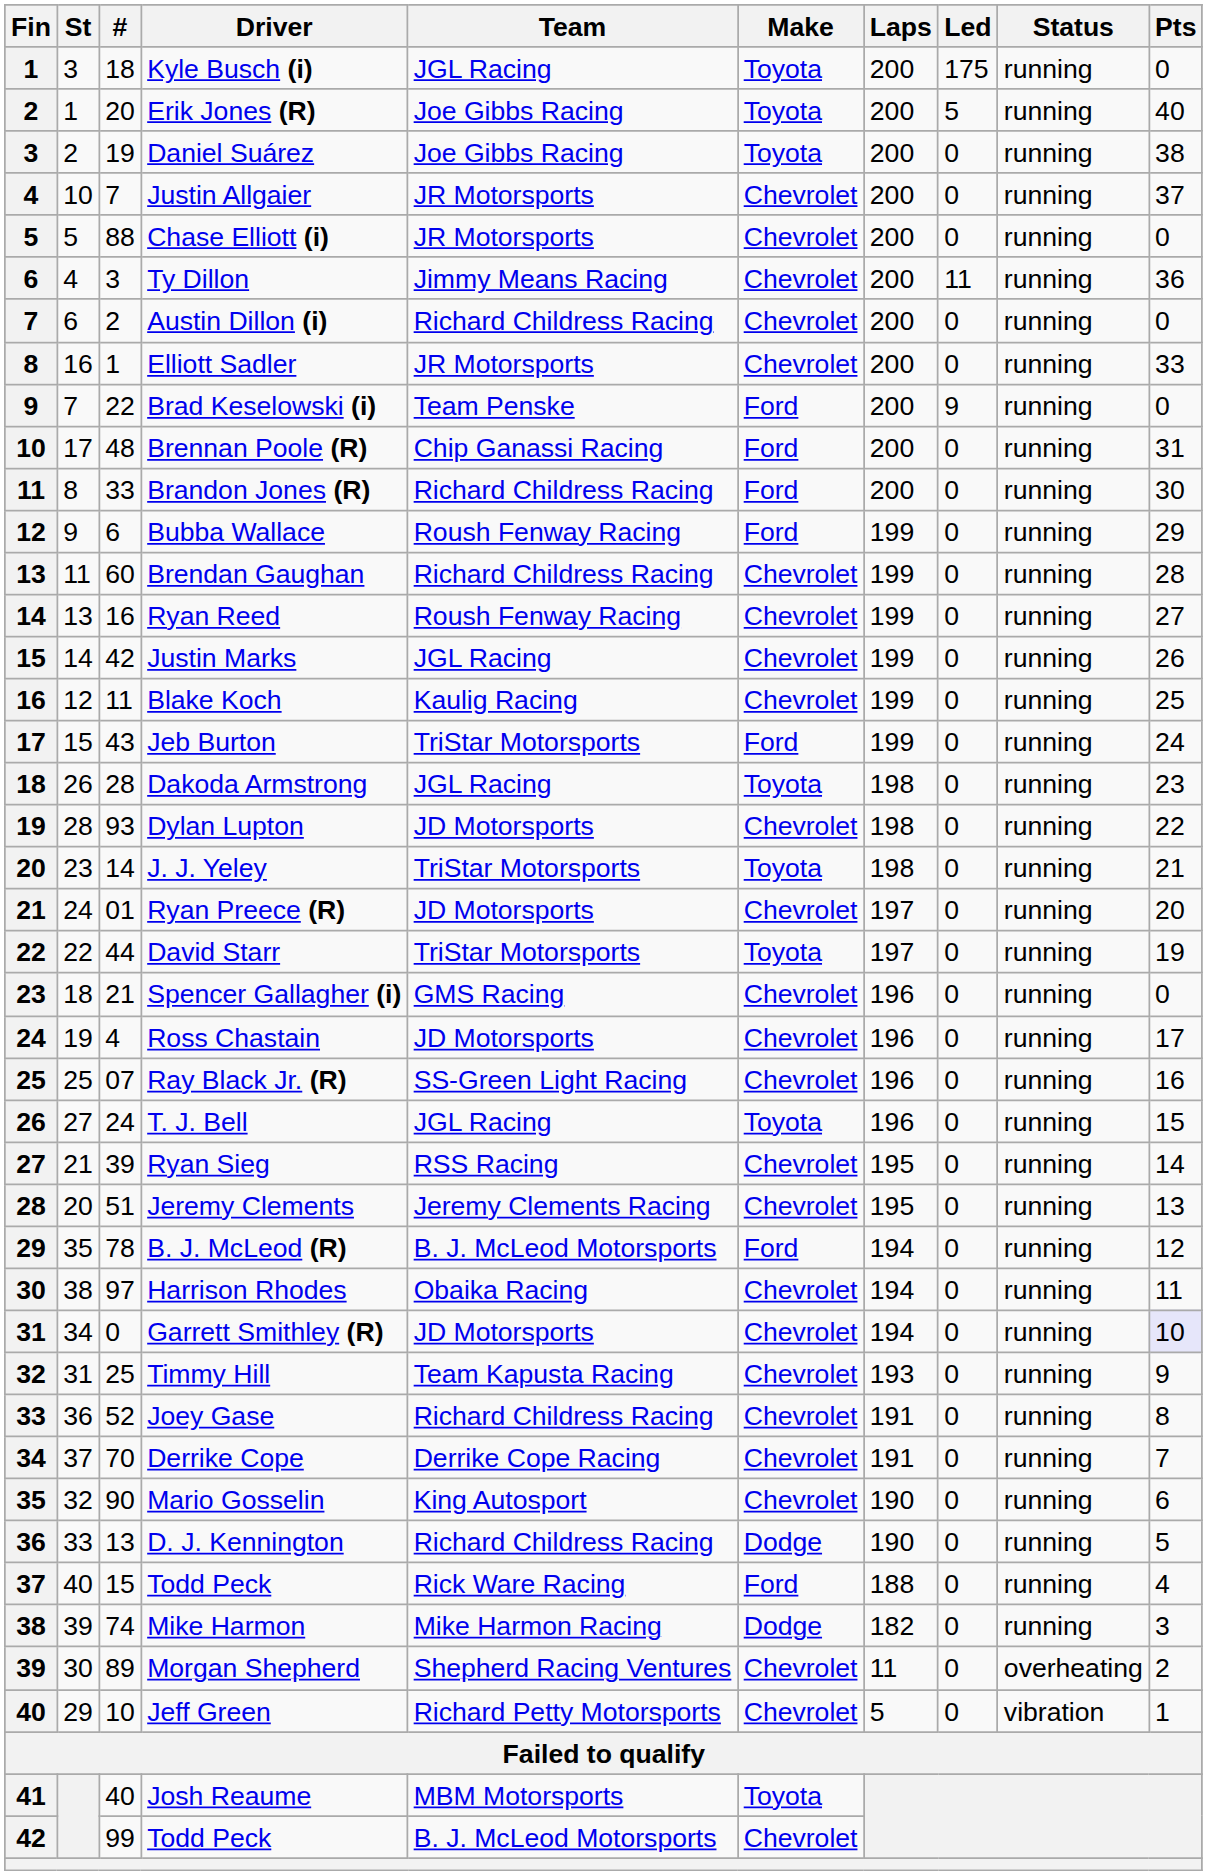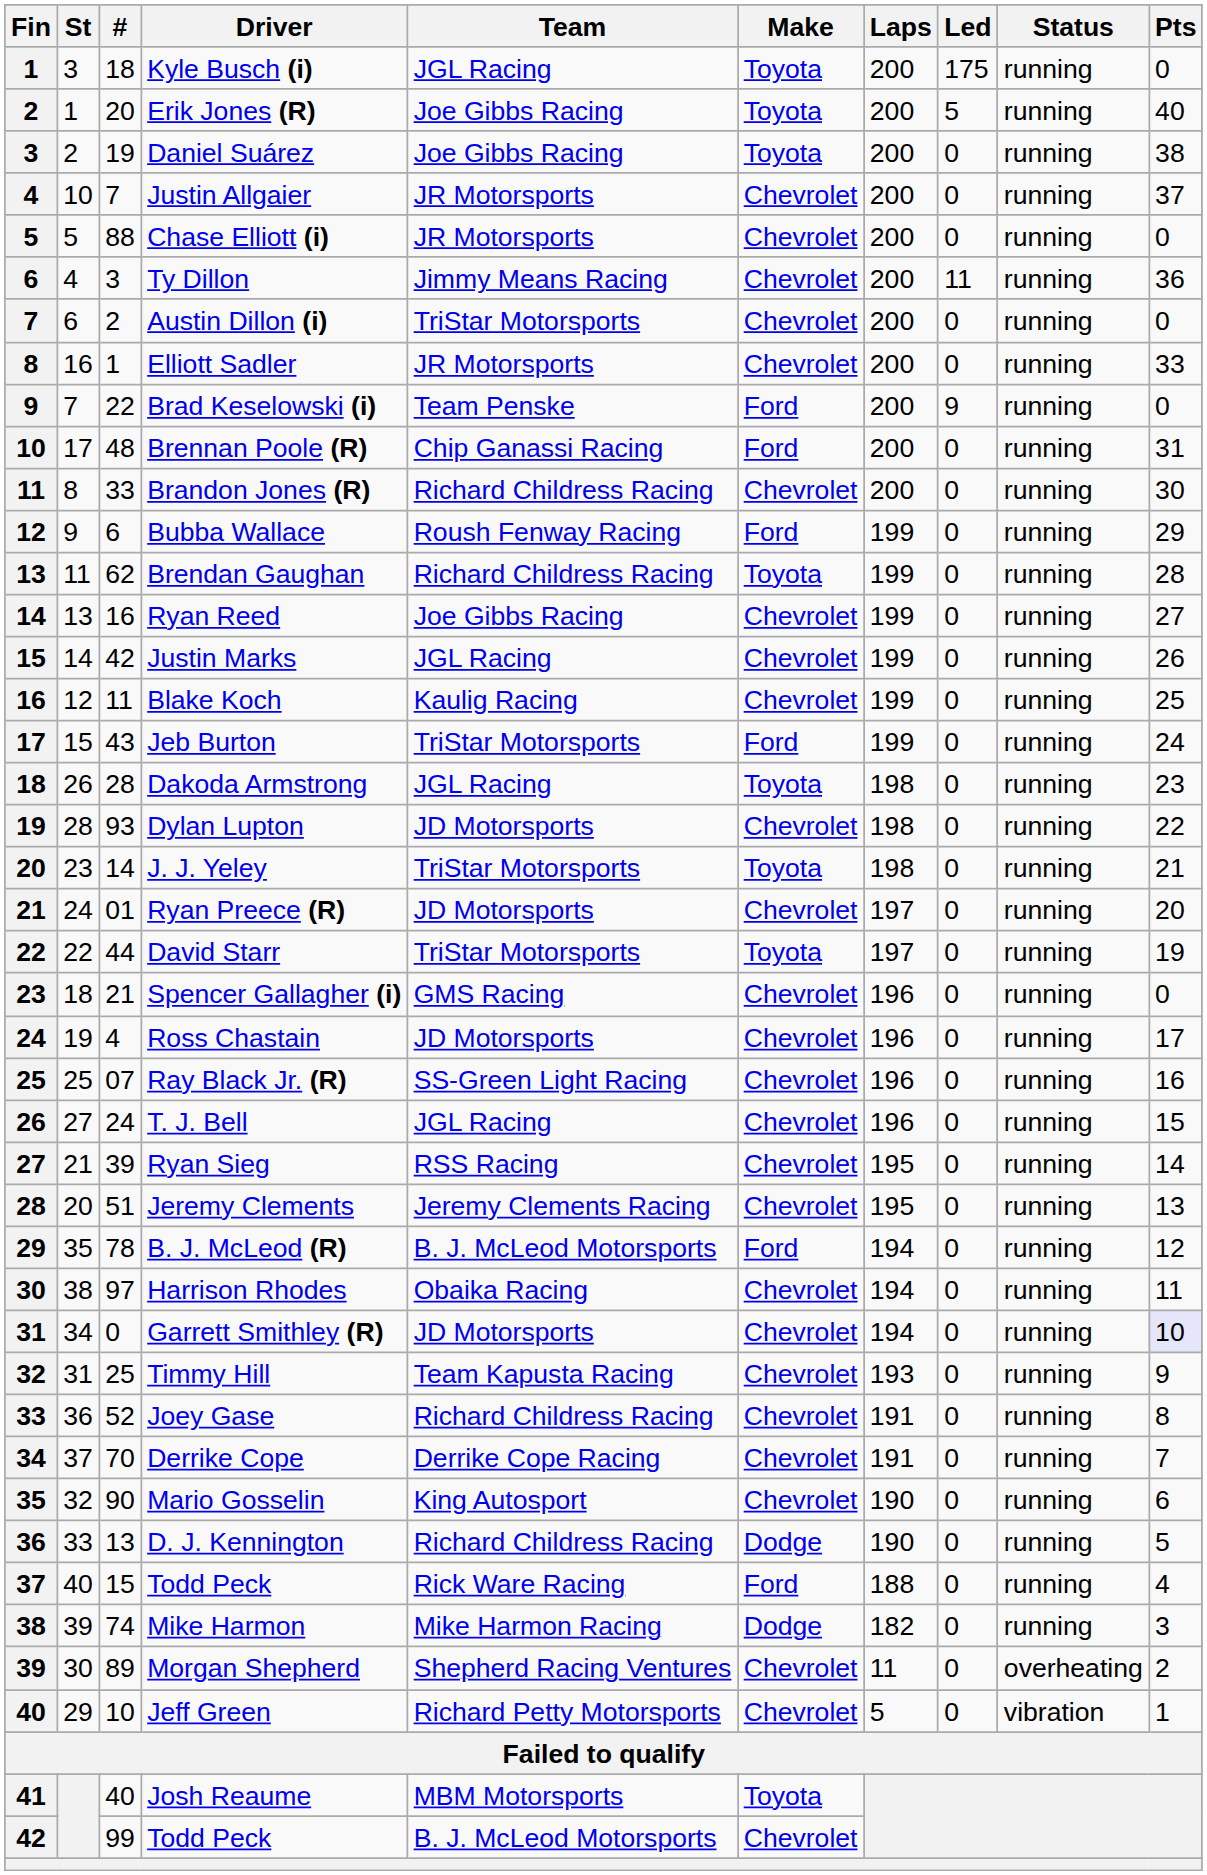(564, 321) Richard Childress Racing -> (527, 321) TriStar Motorsports
(771, 489) Ford -> (801, 489) Chevrolet
(120, 574) 60 -> (120, 574) 62
(801, 574) Chevrolet -> (783, 574) Toyota
(547, 616) Roush Fenway Racing -> (519, 616) Joe Gibbs Racing
(783, 1121) Toyota -> (801, 1121) Chevrolet
